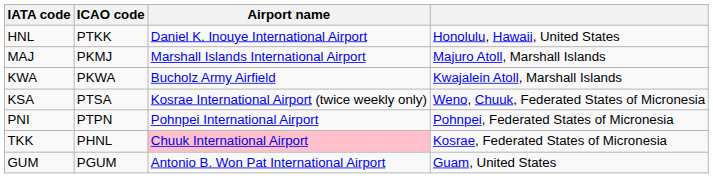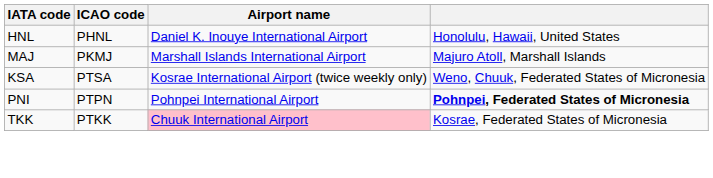(94, 36) PTKK -> (95, 36) PHNL
- row: (22, 78)
(553, 120) normal -> (561, 99) bold
(95, 141) PHNL -> (94, 120) PTKK
- row: (23, 162)
